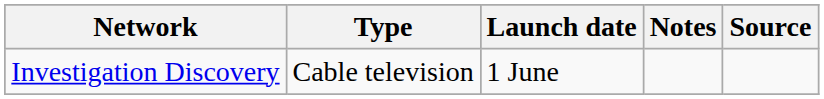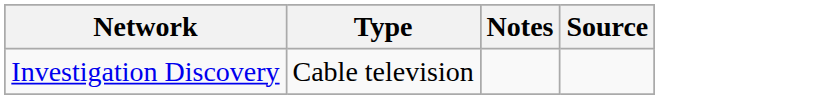- column: (562, 26)
